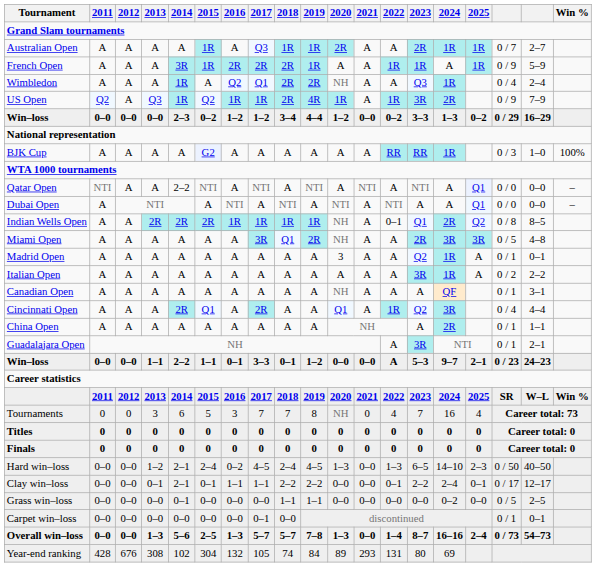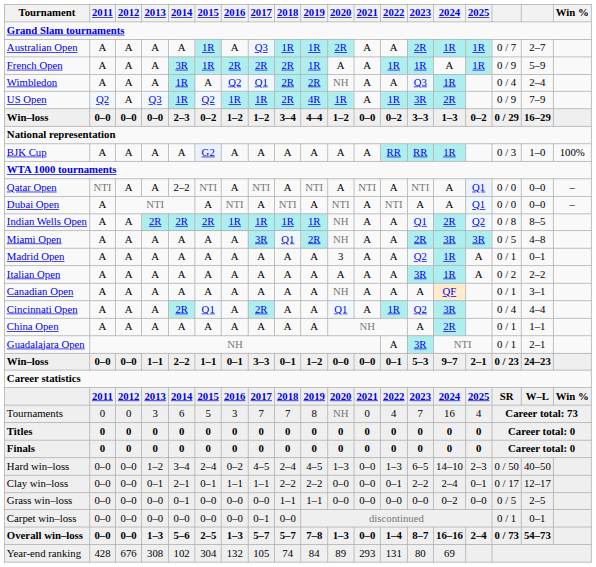(394, 222) 0–1 -> (394, 222) A
(394, 361) A -> (394, 361) 0–1
(182, 466) 2–1 -> (182, 466) 3–4
